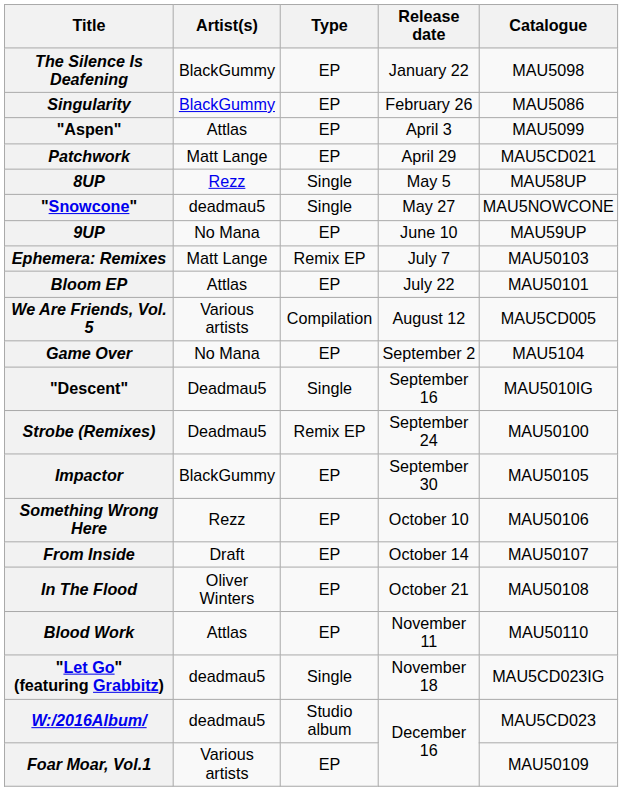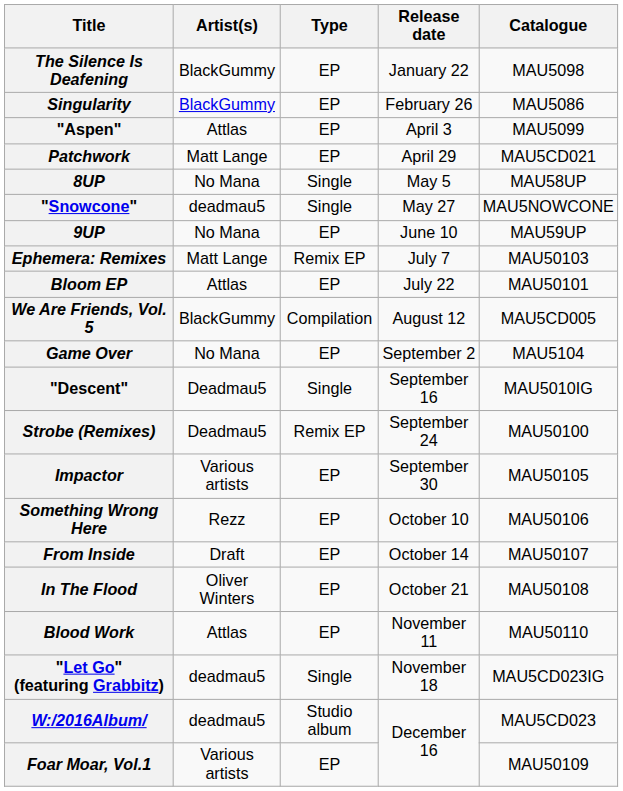(227, 181) Rezz -> (227, 181) No Mana
(227, 319) Various artists -> (227, 319) BlackGummy
(227, 476) BlackGummy -> (227, 476) Various artists
